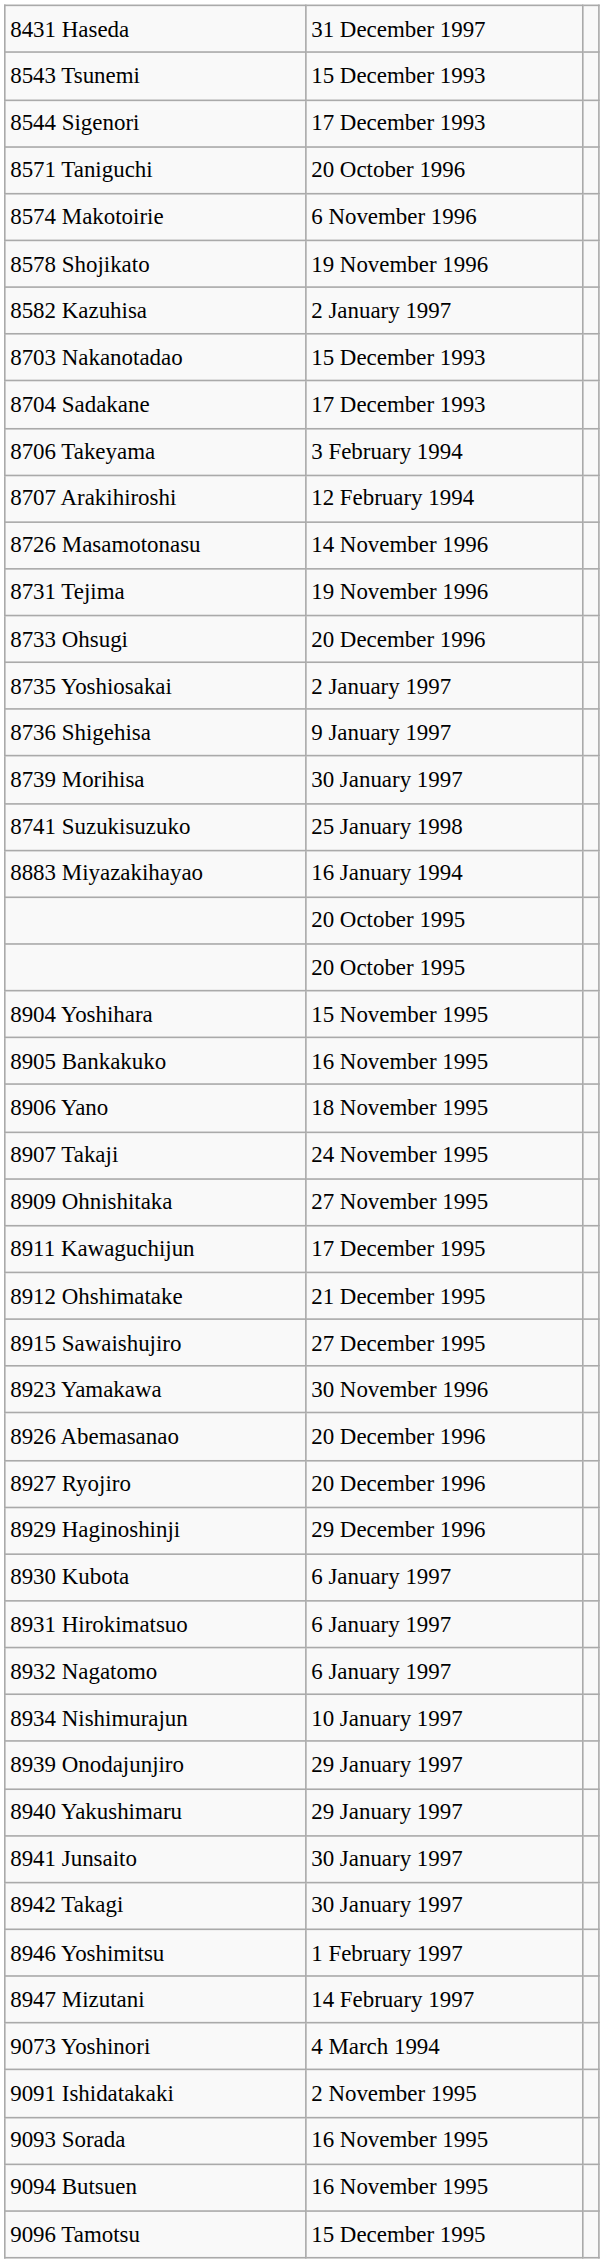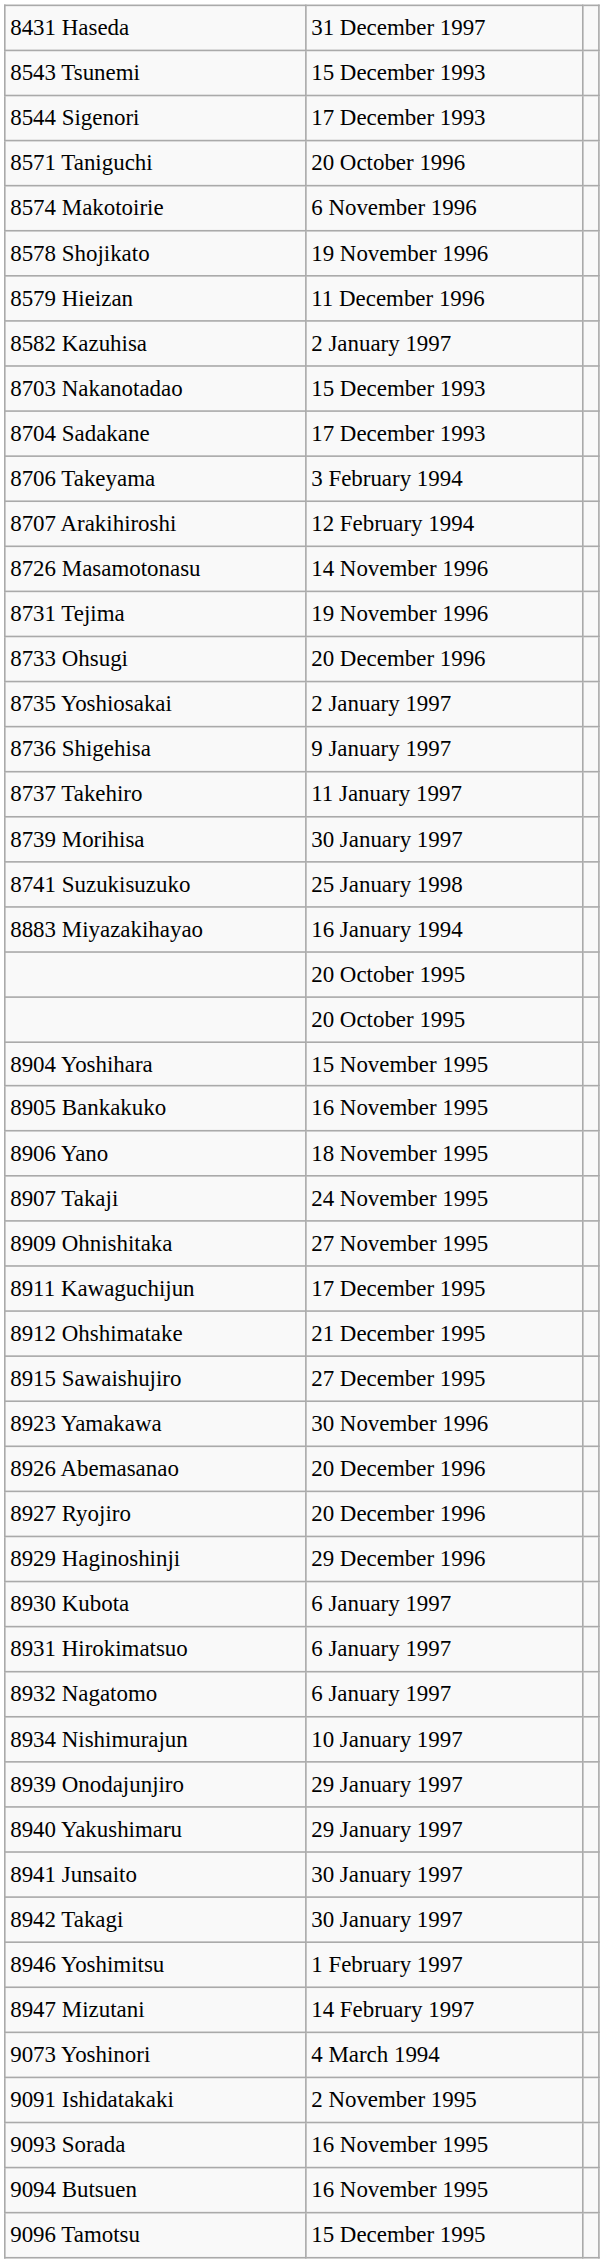+ row: (72, 298)
+ row: (76, 793)
